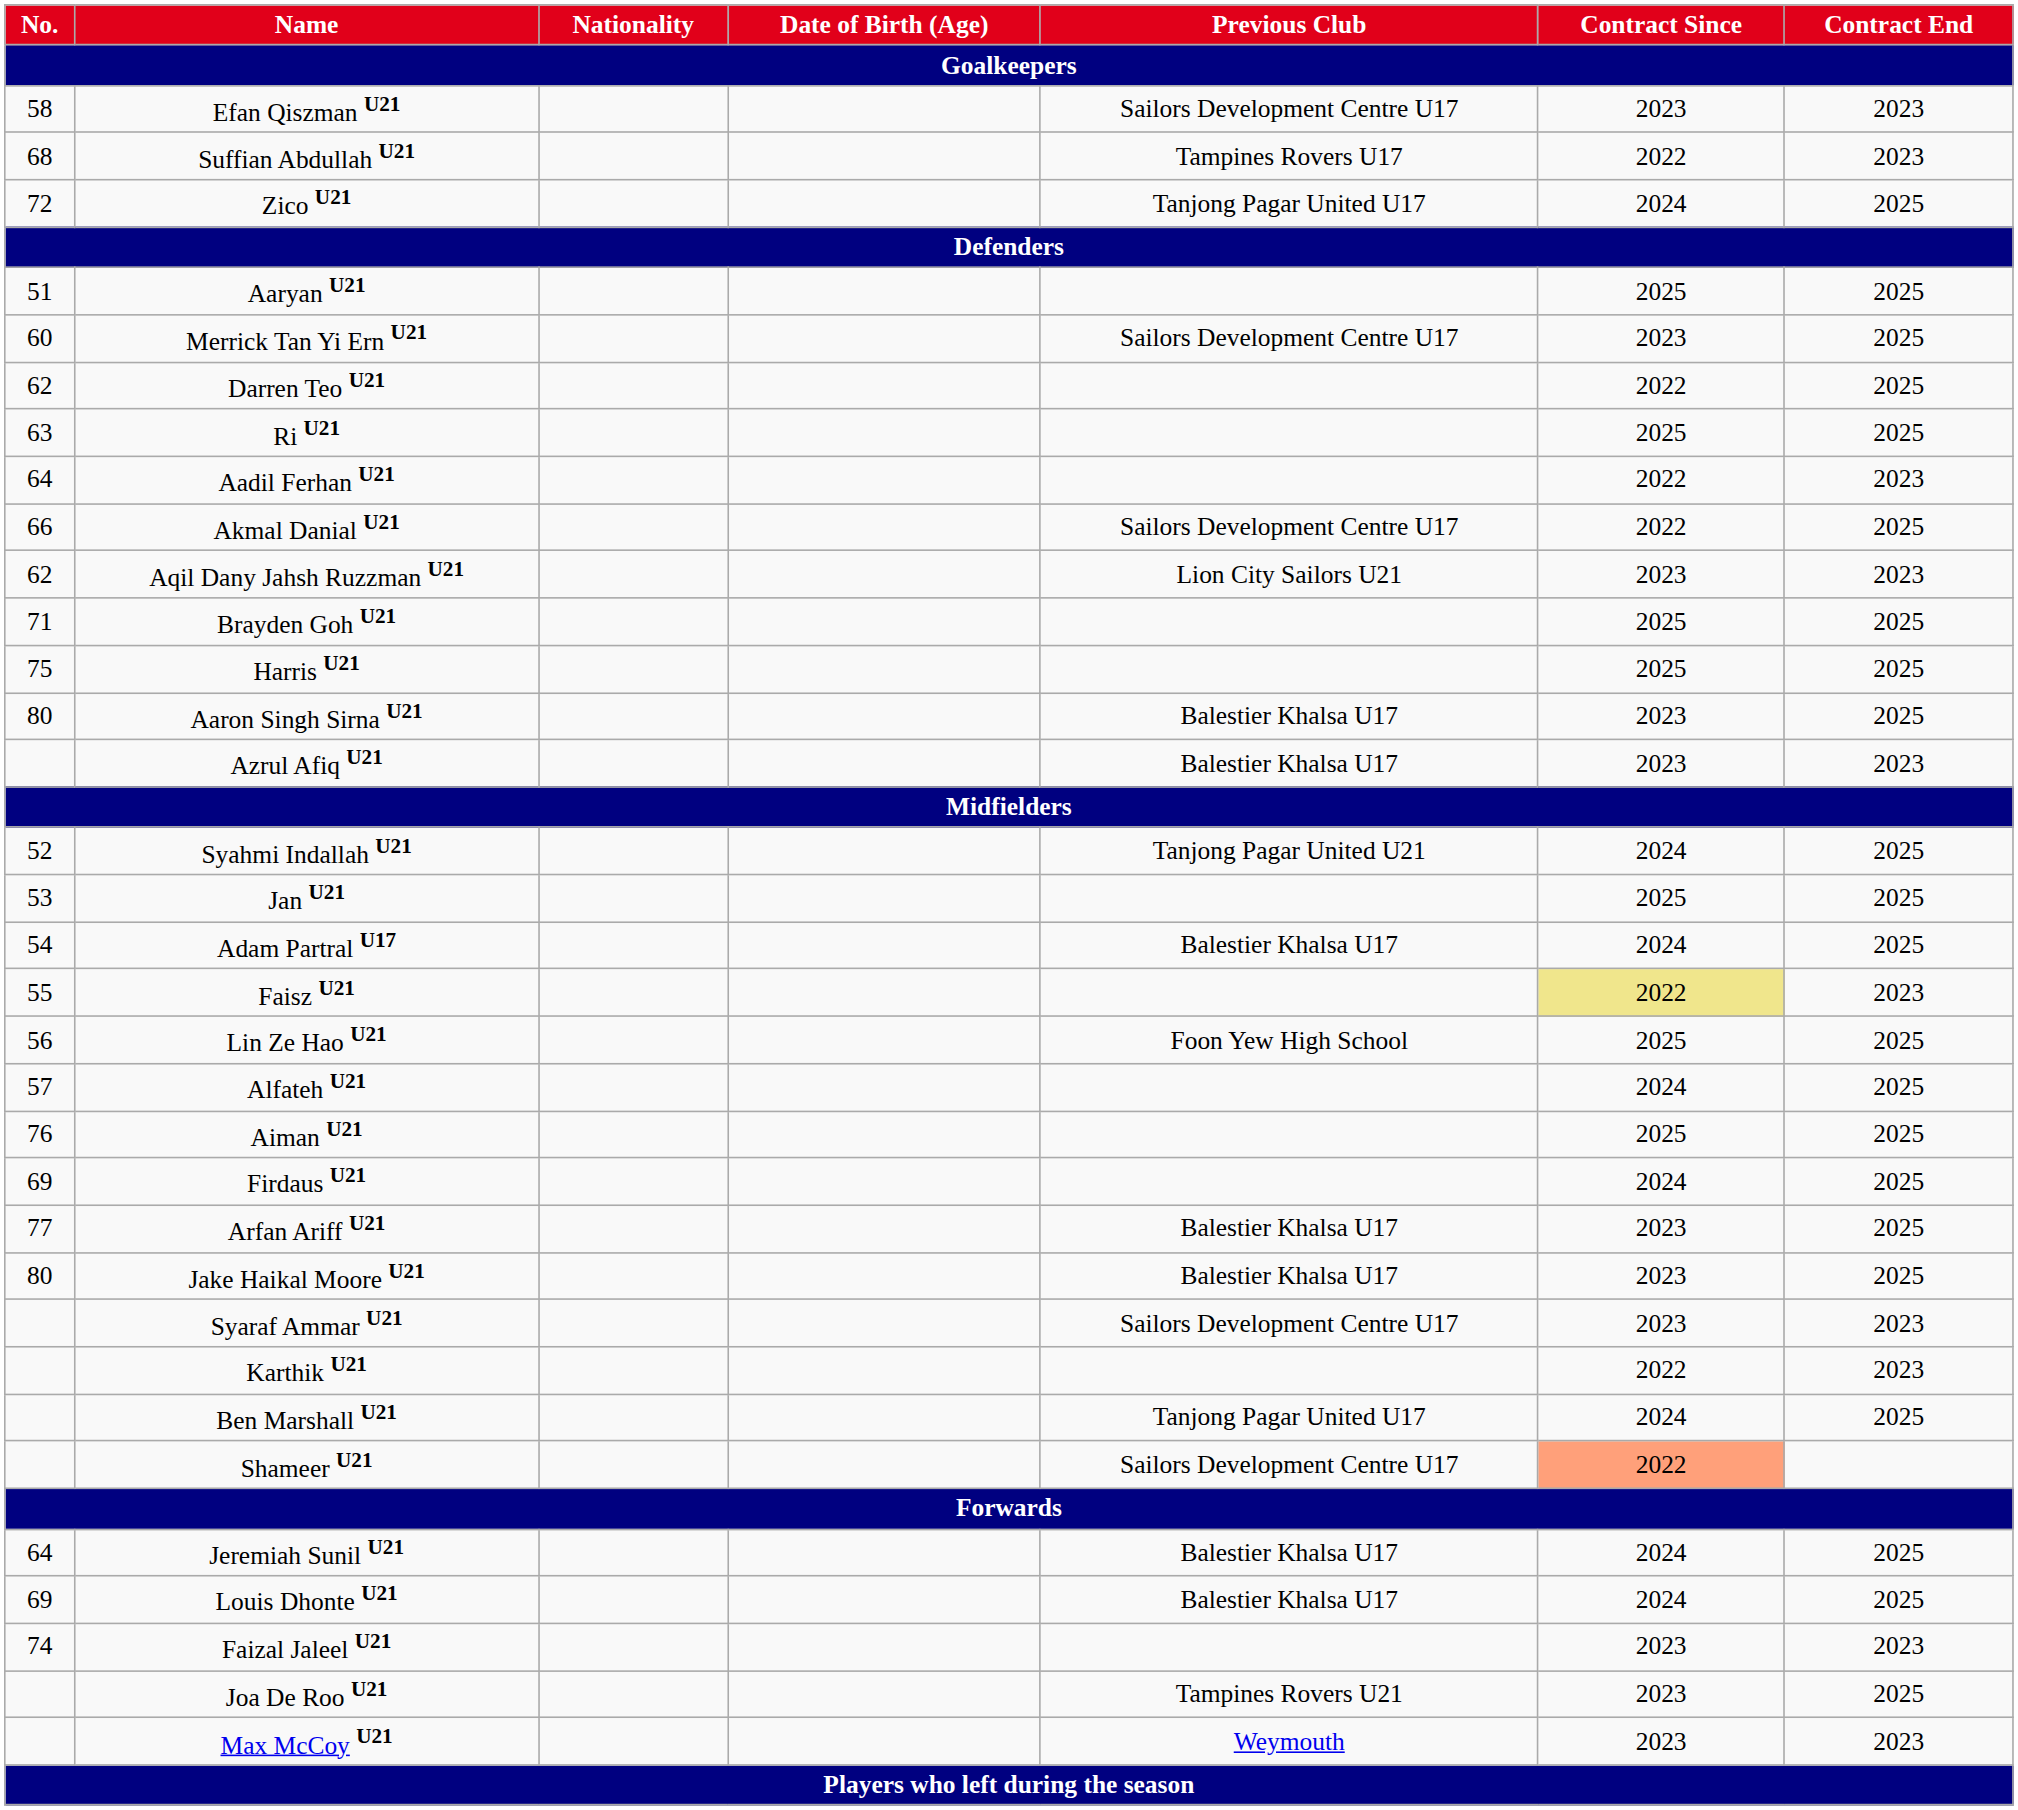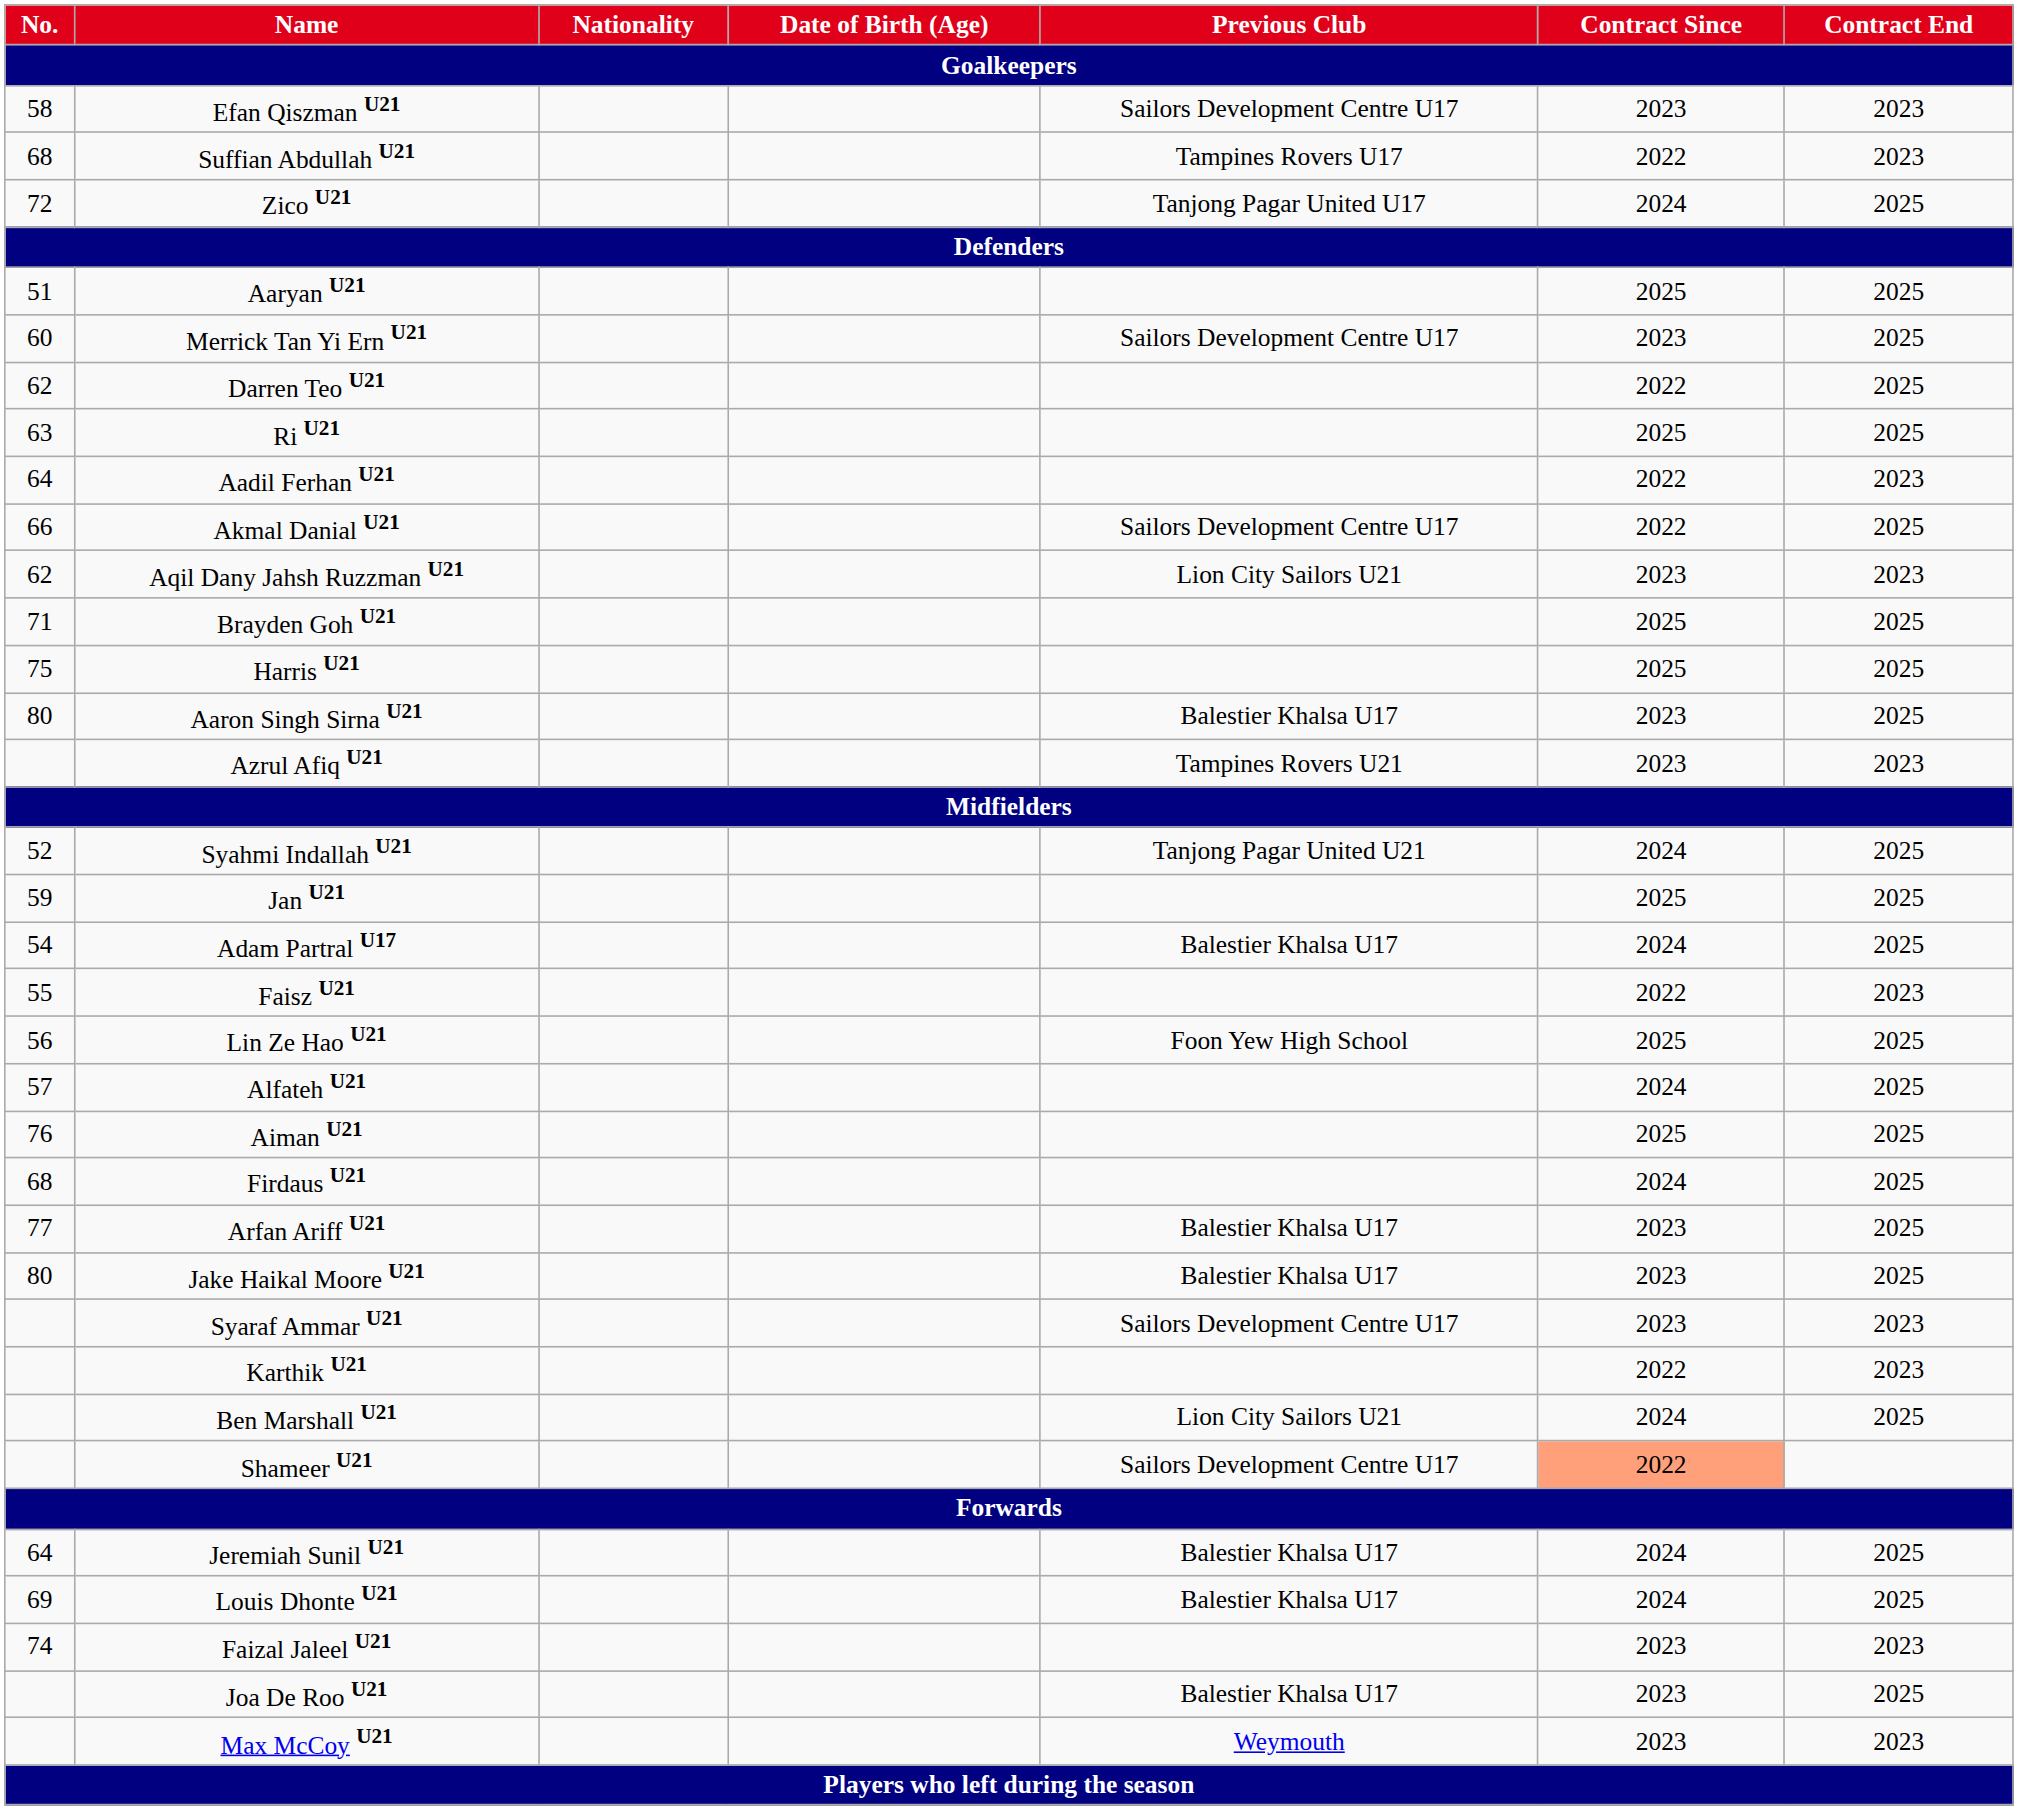(1289, 763) Balestier Khalsa U17 -> (1289, 763) Tampines Rovers U21
(40, 897) 53 -> (40, 897) 59
(1661, 992) khaki background -> (1661, 992) no background
(40, 1181) 69 -> (40, 1181) 68
(1289, 1417) Tanjong Pagar United U17 -> (1289, 1417) Lion City Sailors U21
(1289, 1693) Tampines Rovers U21 -> (1289, 1693) Balestier Khalsa U17
